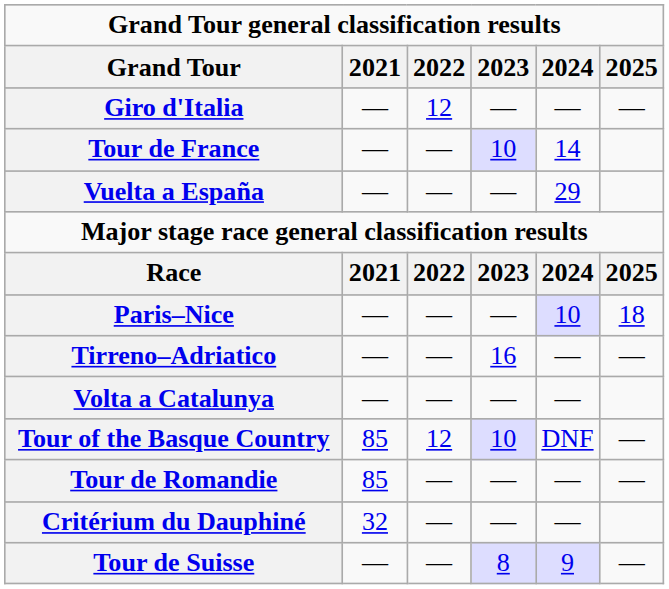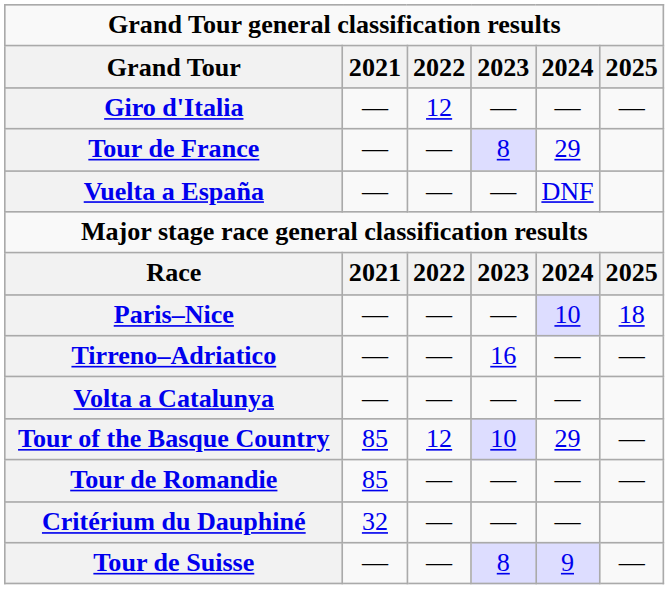(503, 149) 10 -> (503, 149) 8
(567, 149) 14 -> (567, 149) 29
(567, 190) 29 -> (567, 190) DNF
(567, 438) DNF -> (567, 438) 29
